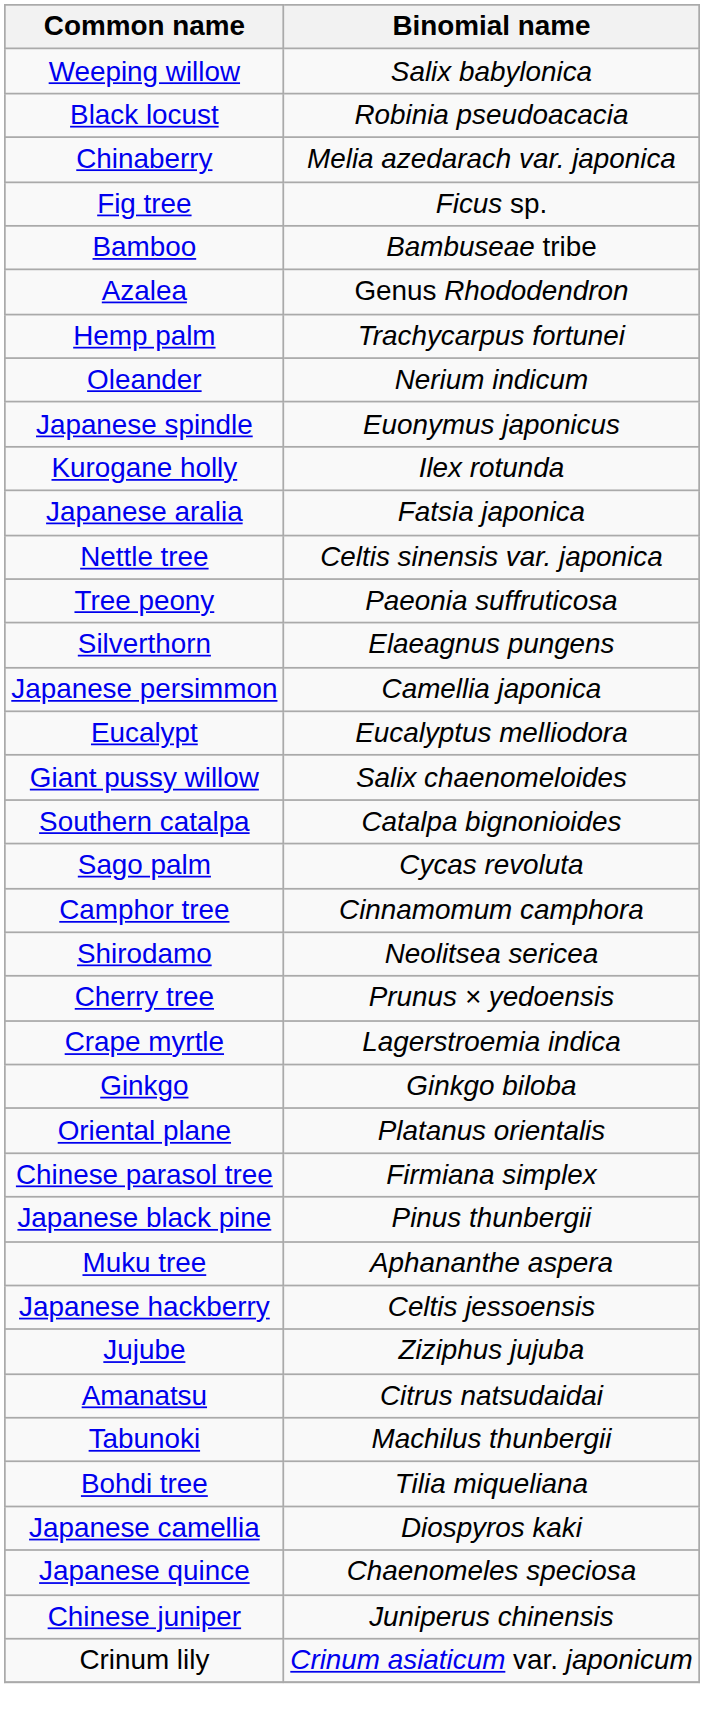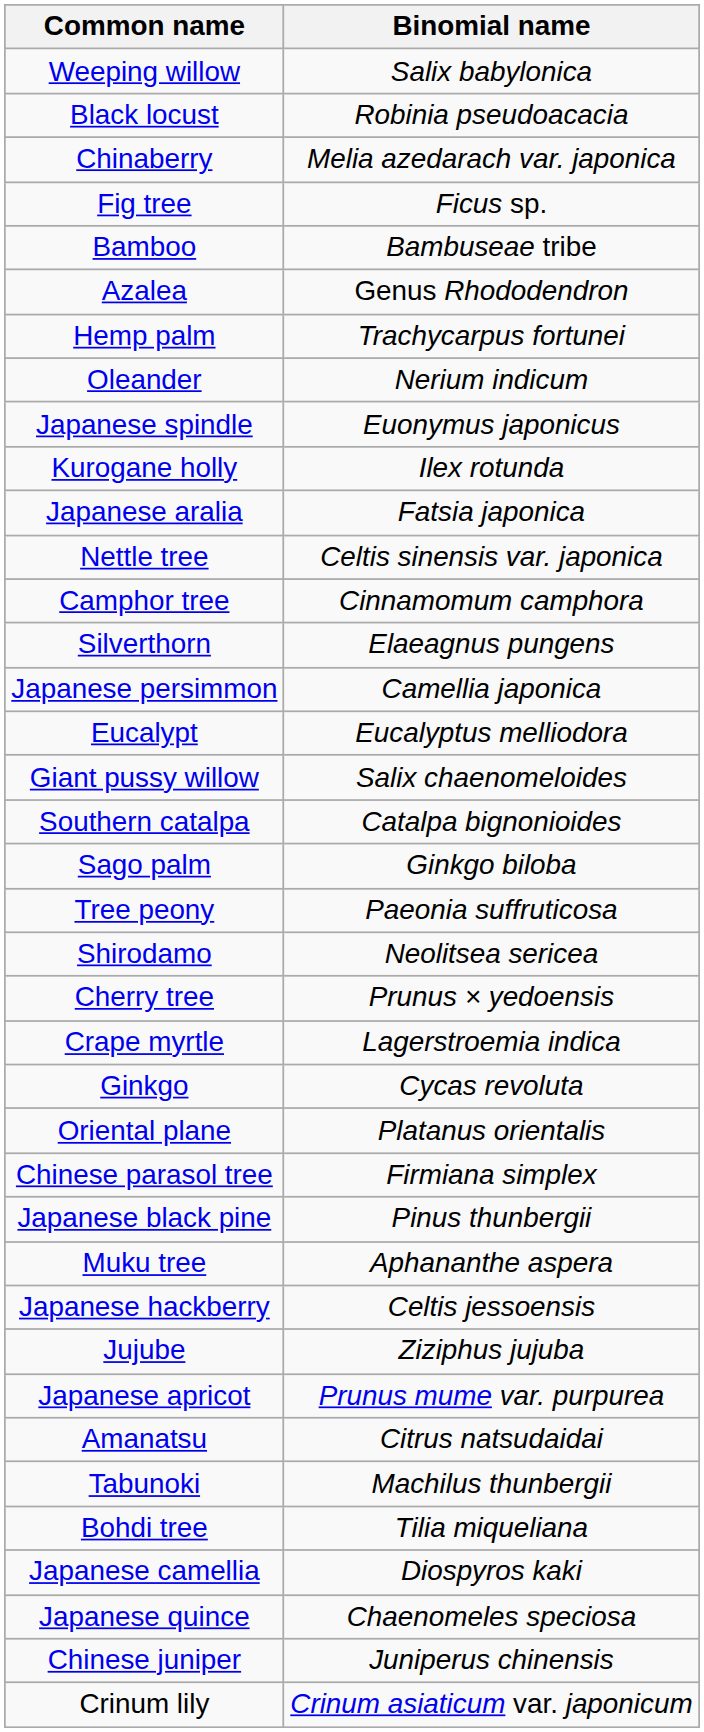rows swapped: (144, 909) <-> (144, 600)
(491, 865) Cycas revoluta -> (491, 865) Ginkgo biloba
(491, 1086) Ginkgo biloba -> (491, 1086) Cycas revoluta
+ row: (144, 1395)
